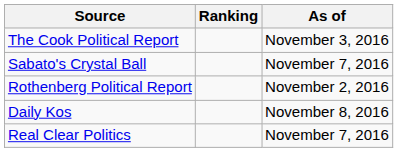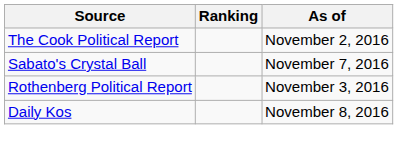(327, 40) November 3, 2016 -> (327, 40) November 2, 2016
(327, 87) November 2, 2016 -> (327, 87) November 3, 2016
- row: (69, 135)
